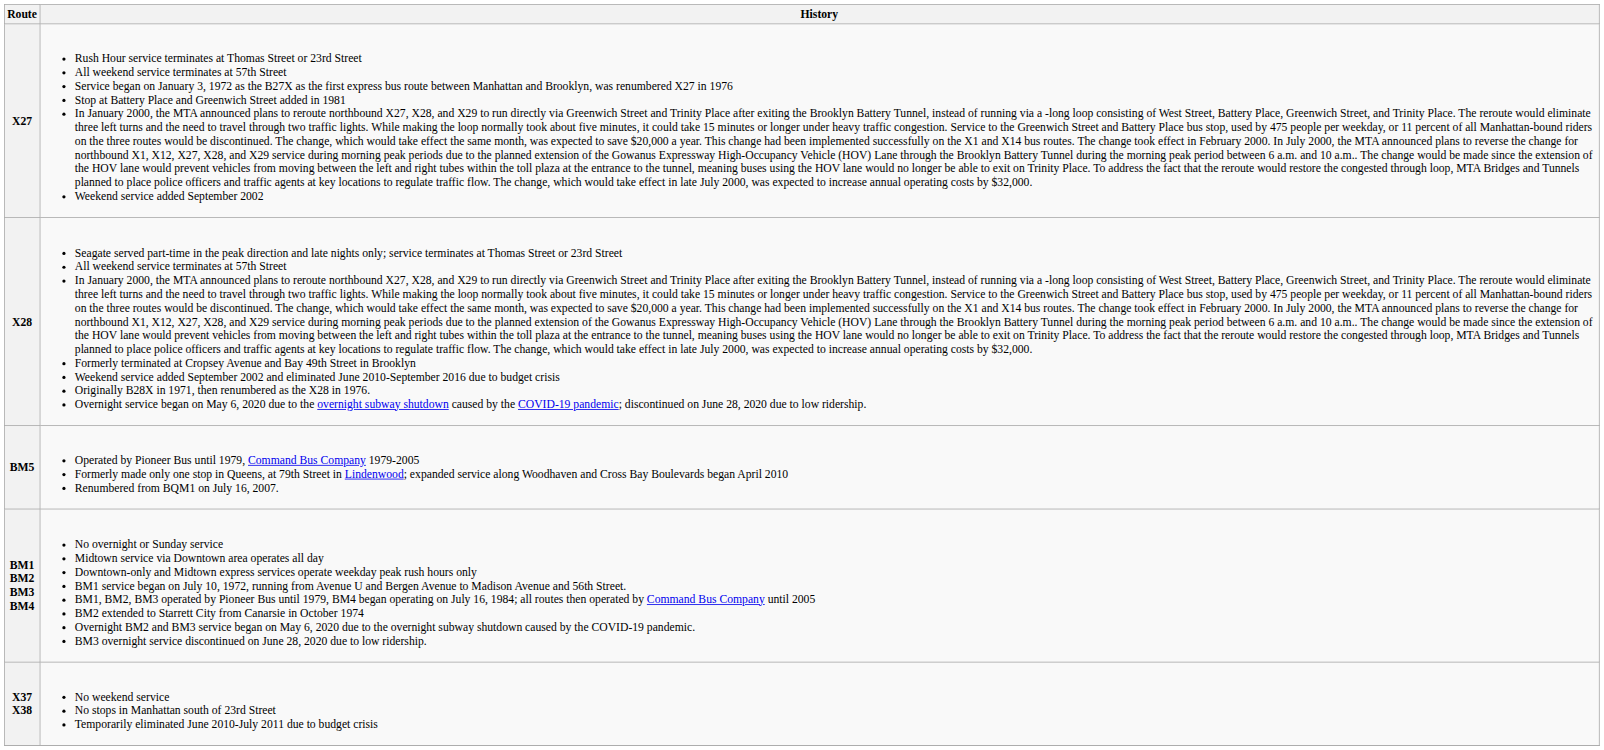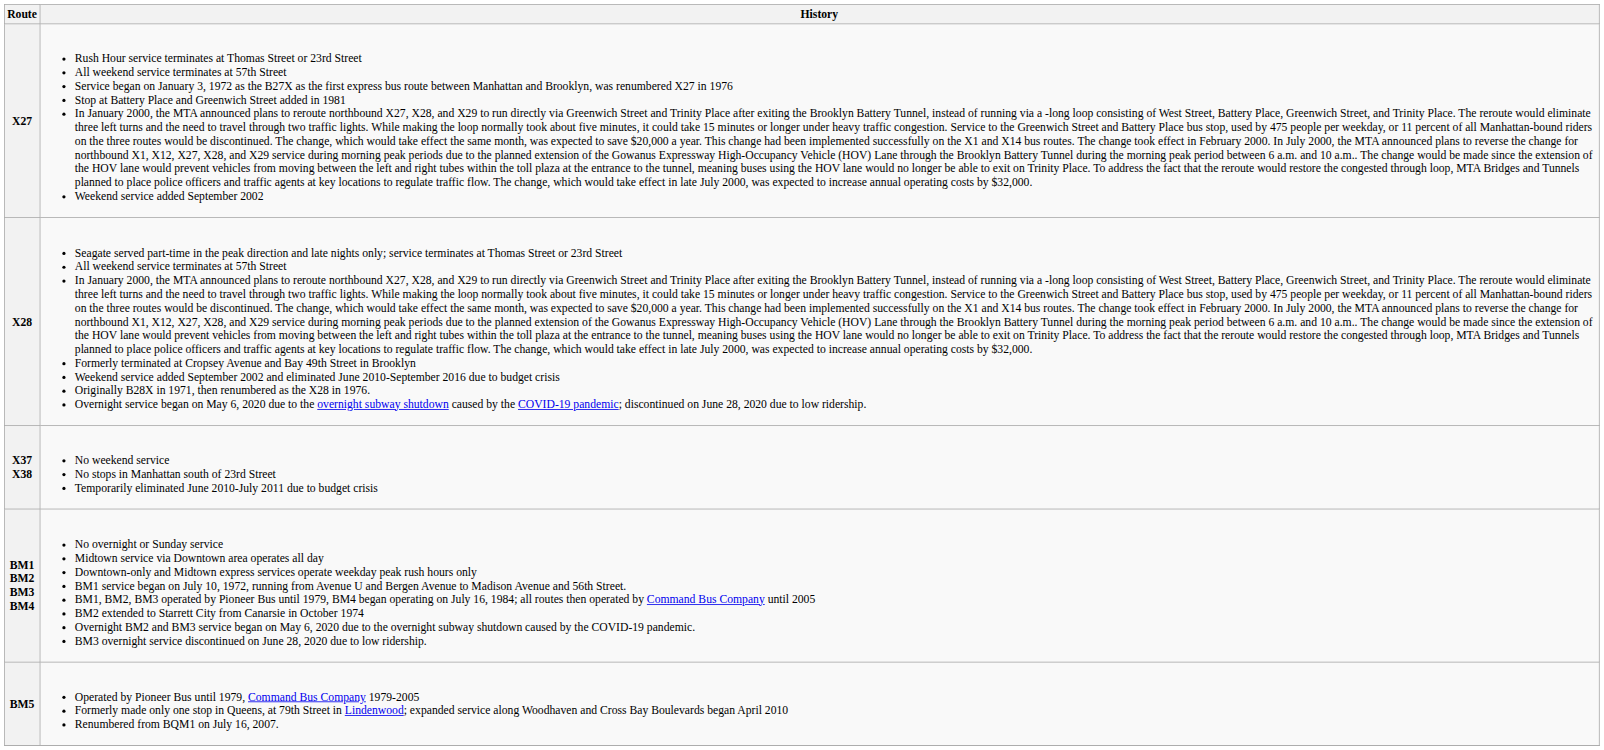rows swapped: (22, 704) <-> (22, 467)
